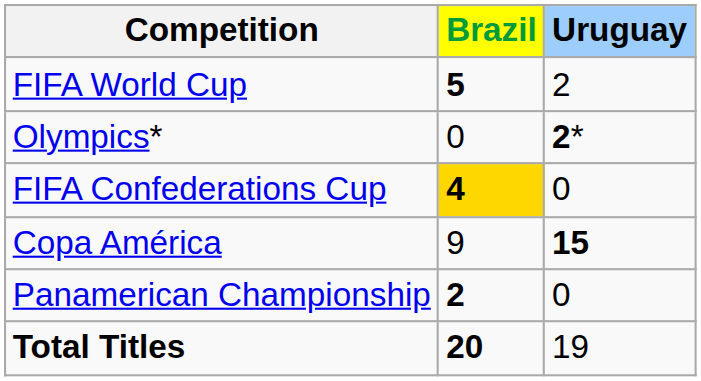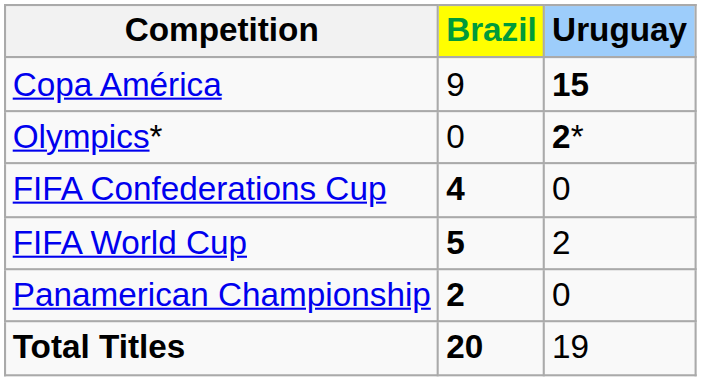rows swapped: (130, 83) <-> (117, 242)
(455, 189) gold background -> (455, 189) no background
